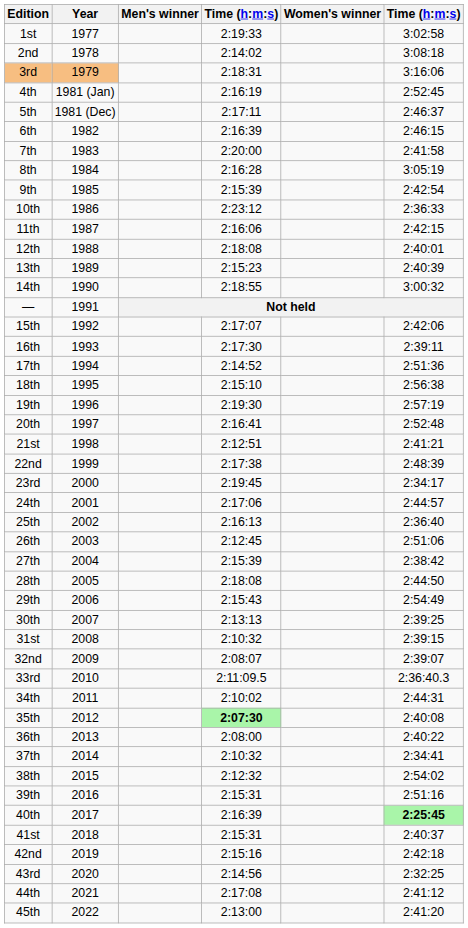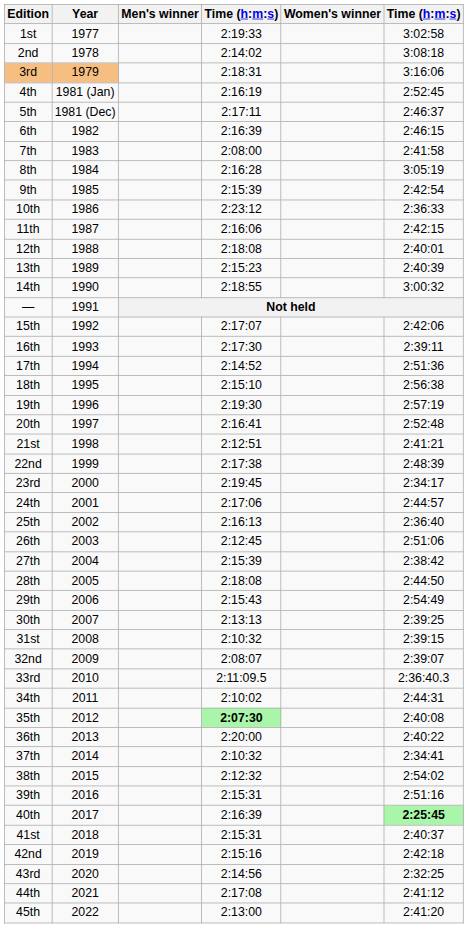(241, 151) 2:20:00 -> (241, 151) 2:08:00
(241, 737) 2:08:00 -> (241, 737) 2:20:00
